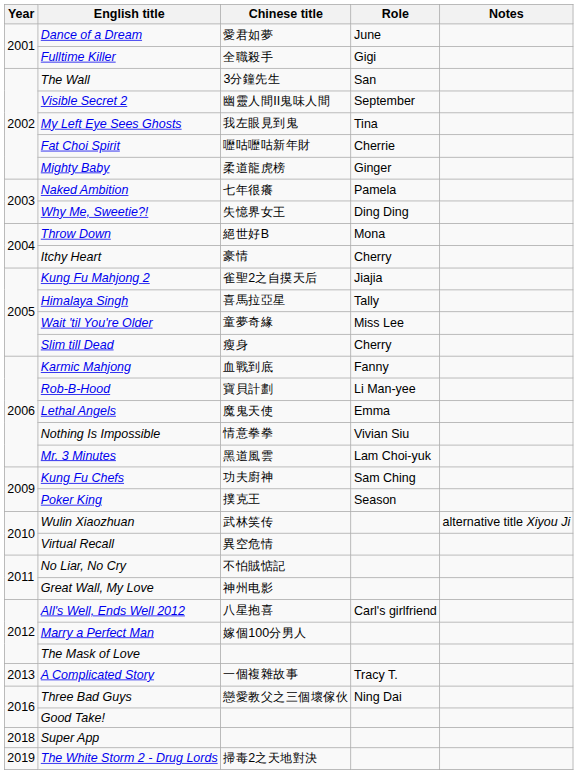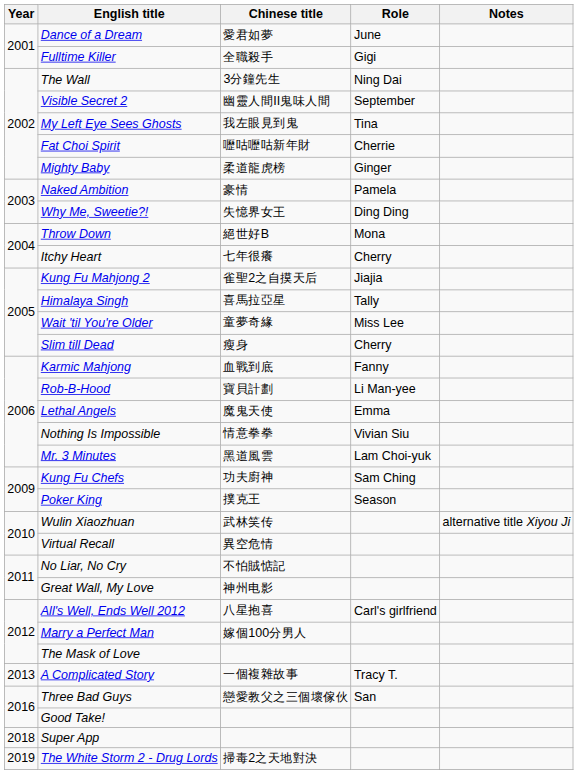(365, 79) San -> (378, 79) Ning Dai
(248, 189) 七年很癢 -> (236, 189) 豪情
(236, 256) 豪情 -> (248, 256) 七年很癢
(378, 696) Ning Dai -> (365, 696) San
